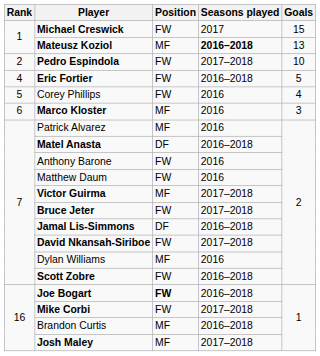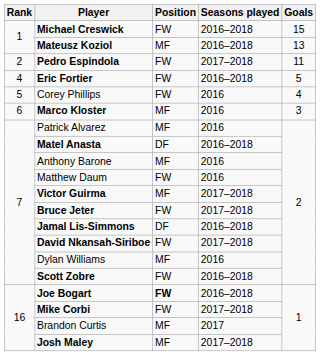(212, 29) 2017 -> (227, 29) 2016–2018
(227, 45) bold -> (227, 45) normal
(299, 62) 10 -> (299, 62) 11
(163, 161) FW -> (163, 161) MF
(227, 326) 2016–2018 -> (212, 326) 2017
